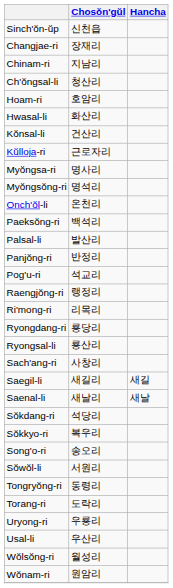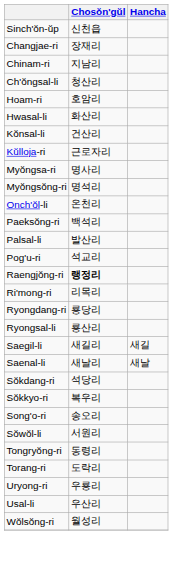- row: (29, 257)
(86, 292) normal -> (86, 275) bold
- row: (32, 363)
- row: (28, 574)
